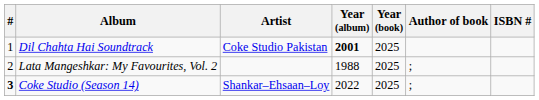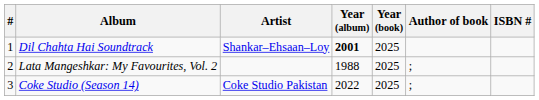(275, 47) Coke Studio Pakistan -> (276, 47) Shankar–Ehsaan–Loy
(10, 85) bold -> (10, 85) normal
(276, 85) Shankar–Ehsaan–Loy -> (275, 85) Coke Studio Pakistan
